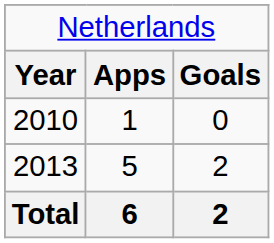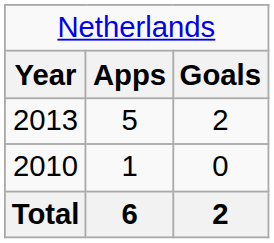rows swapped: (46, 120) <-> (46, 167)
